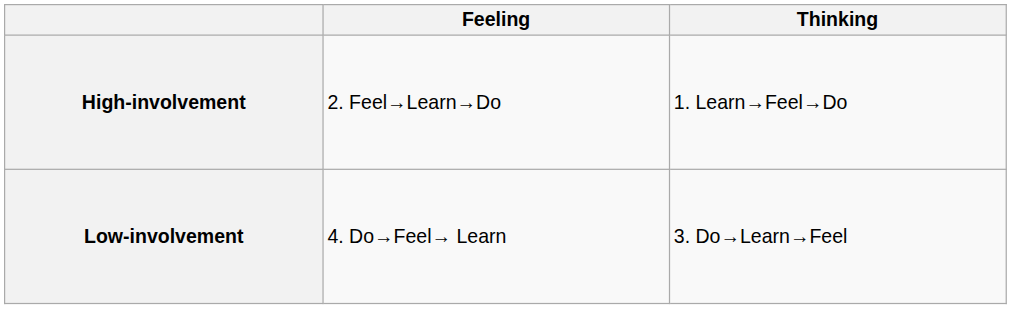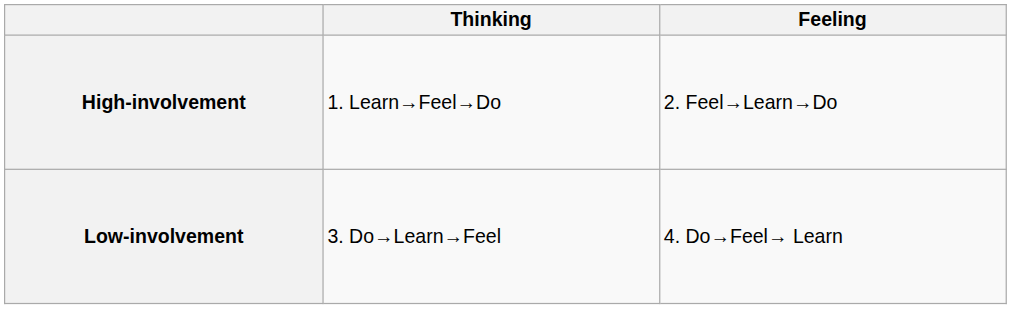columns swapped: (838, 19) <-> (496, 19)
